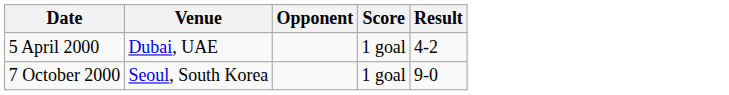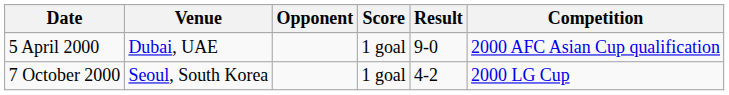+ column: (596, 18)
(426, 47) 4-2 -> (426, 47) 9-0
(426, 75) 9-0 -> (426, 75) 4-2
